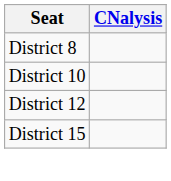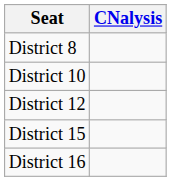+ row: (47, 162)
